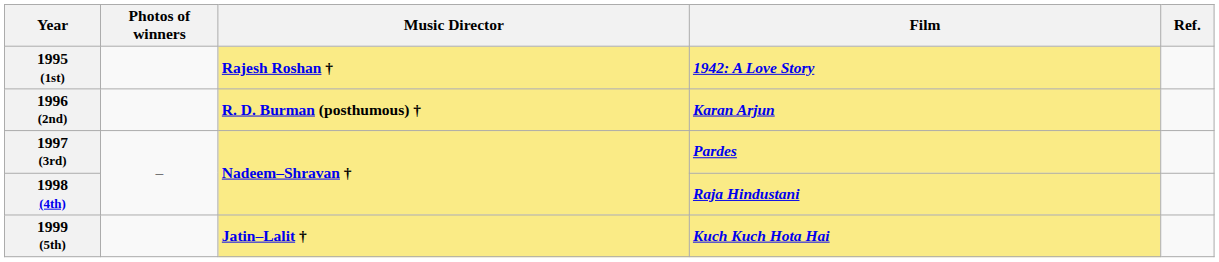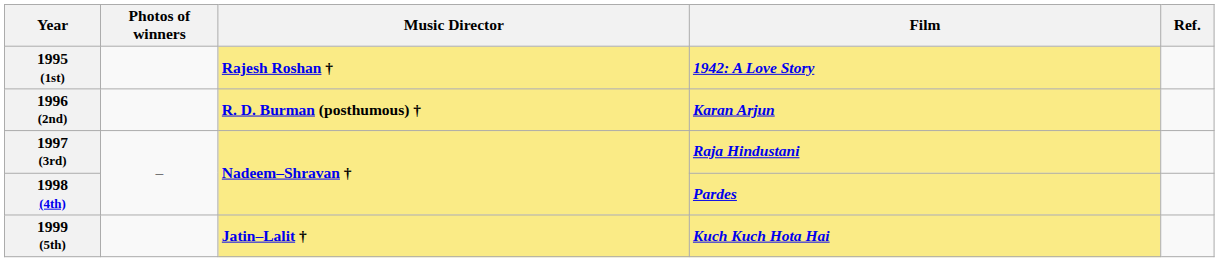(715, 151) Pardes -> (746, 151) Raja Hindustani
(746, 193) Raja Hindustani -> (715, 193) Pardes
